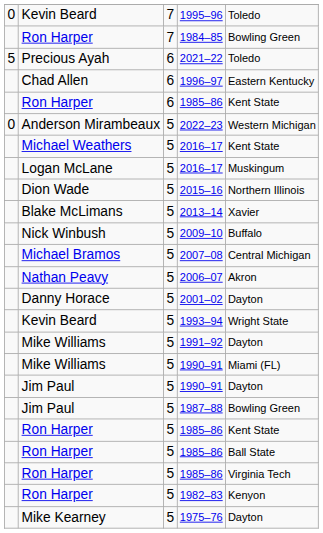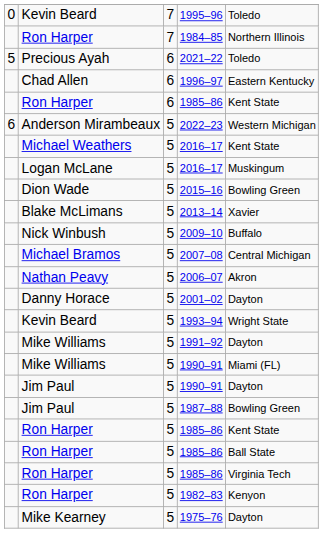(264, 37) Bowling Green -> (266, 37) Northern Illinois
(11, 124) 0 -> (11, 124) 6
(266, 190) Northern Illinois -> (264, 190) Bowling Green
